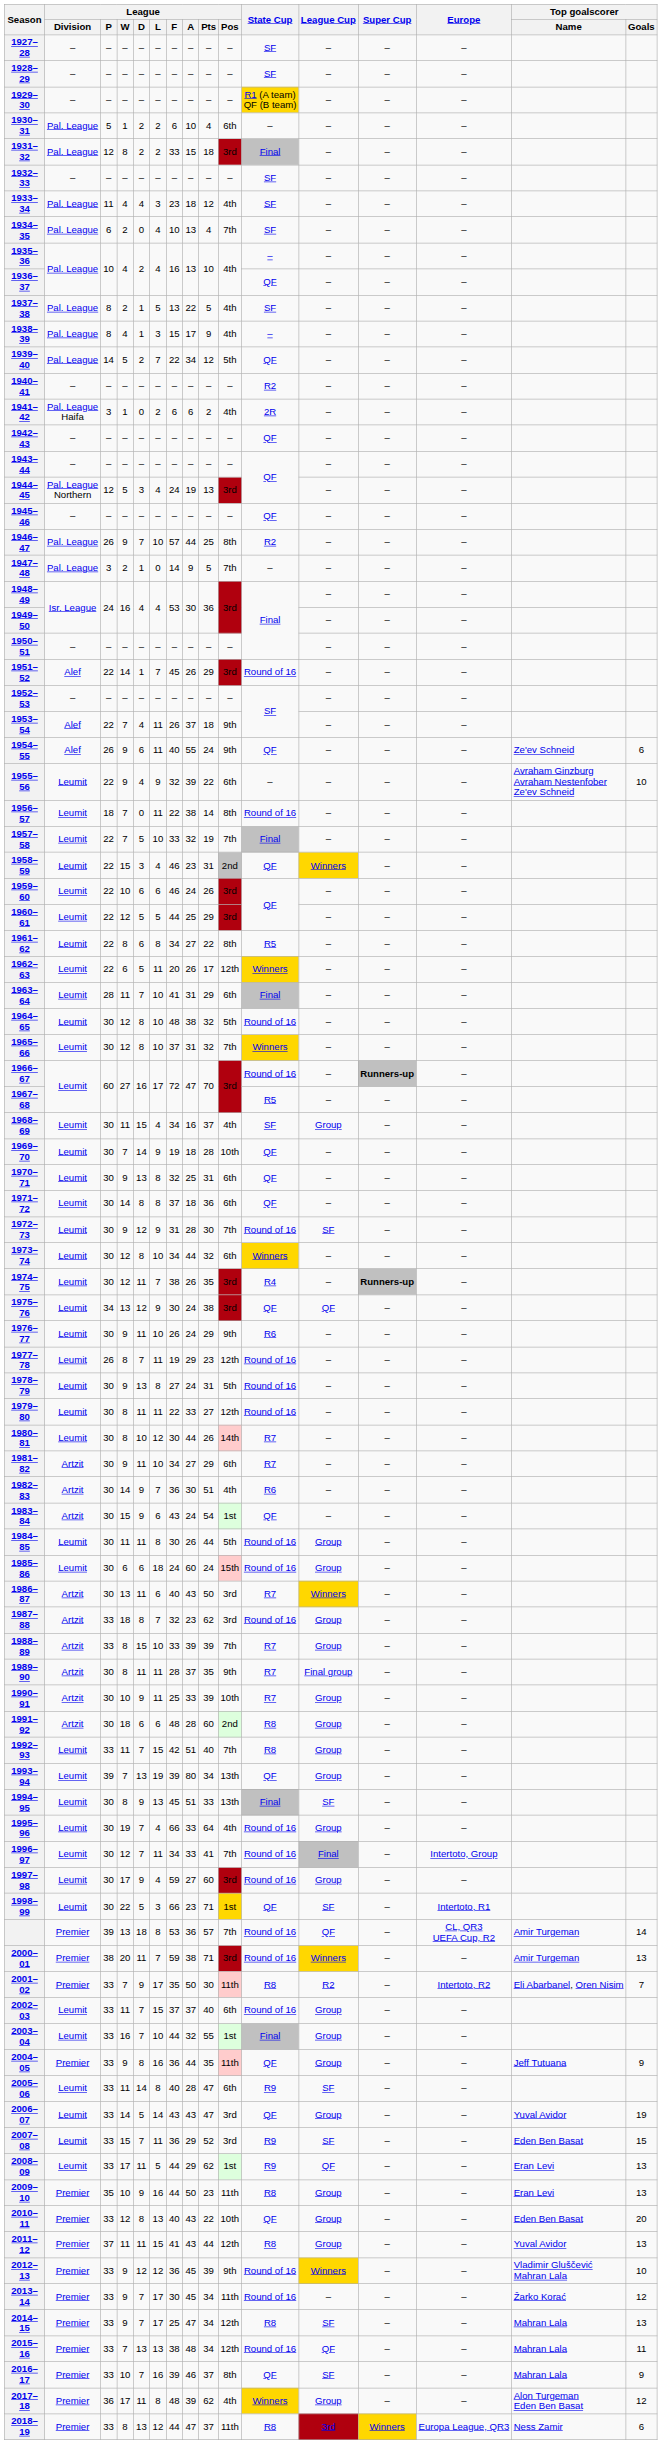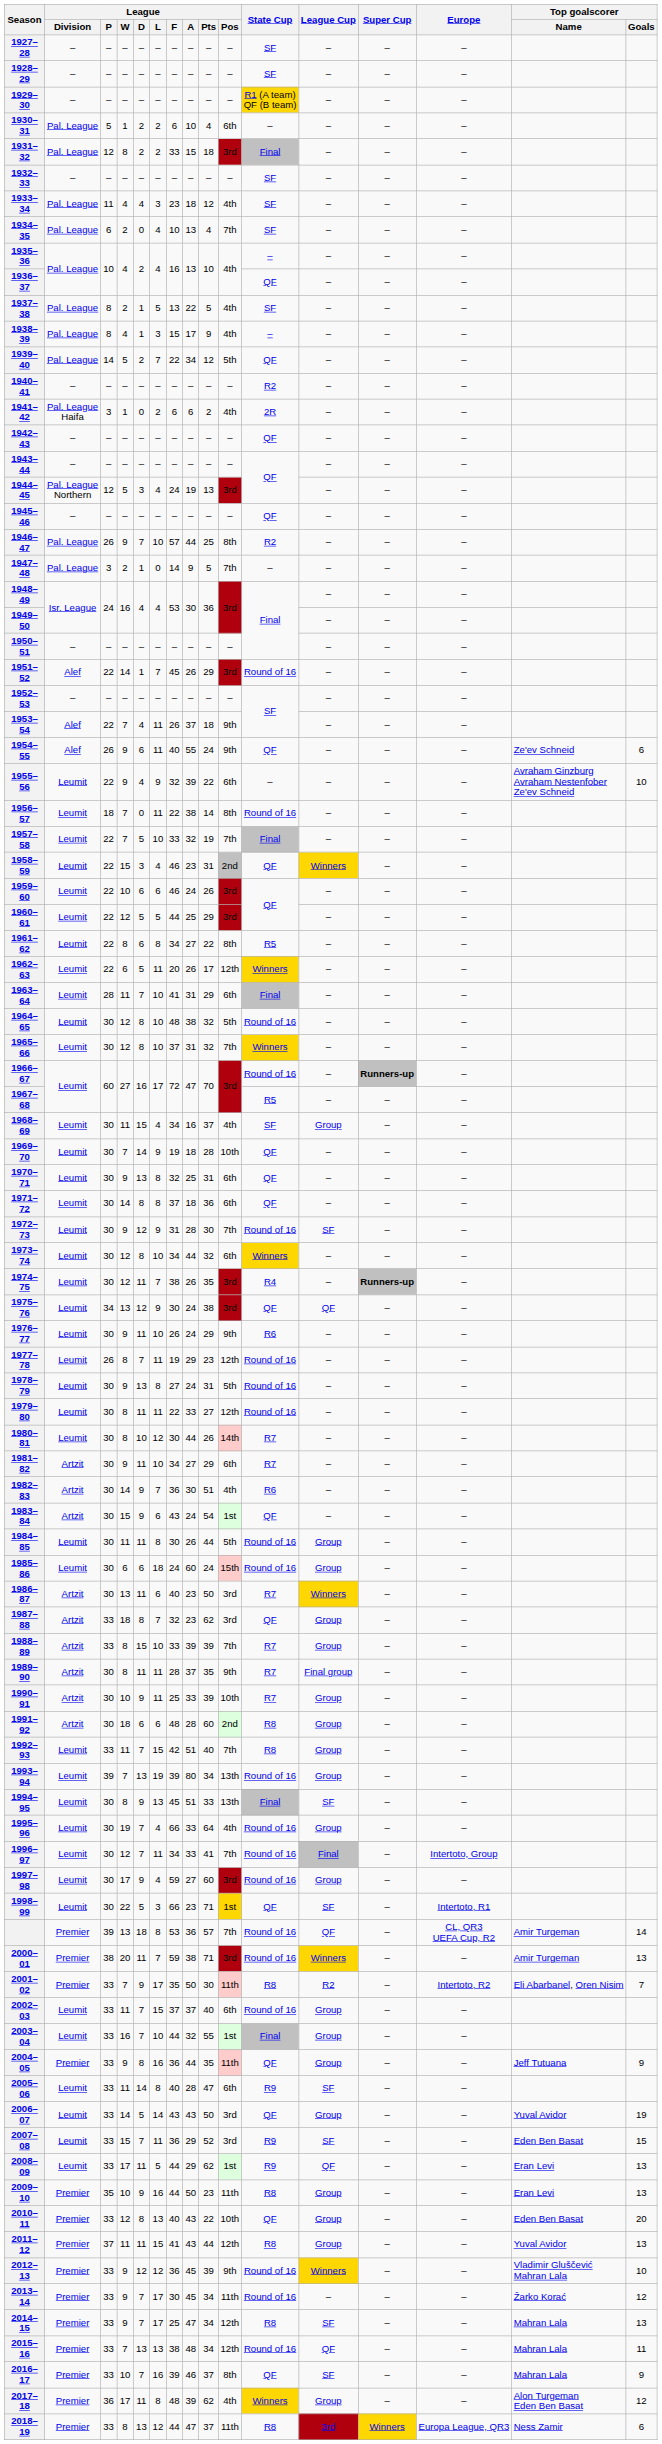(191, 1594) 43 -> (191, 1594) 23
(270, 1620) Round of 16 -> (270, 1620) QF
(270, 1776) QF -> (270, 1776) Round of 16
(209, 2114) 47 -> (209, 2114) 50
